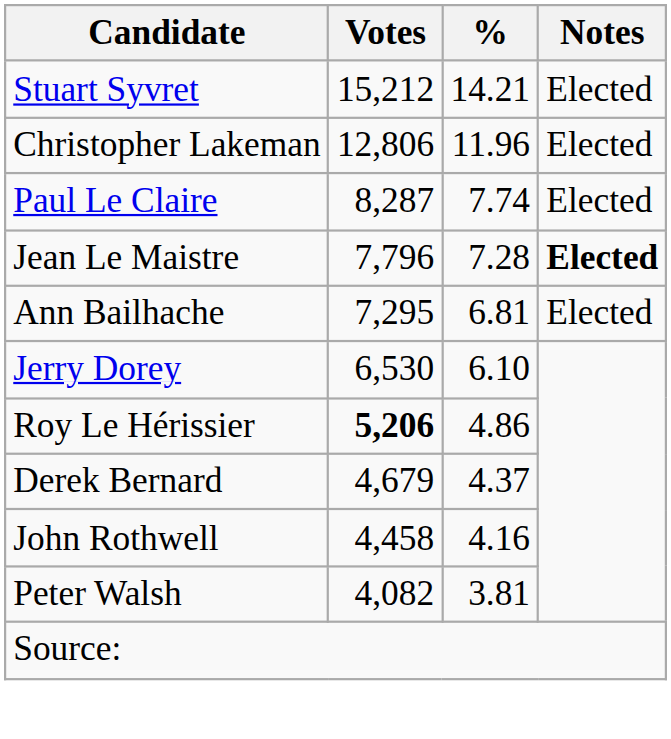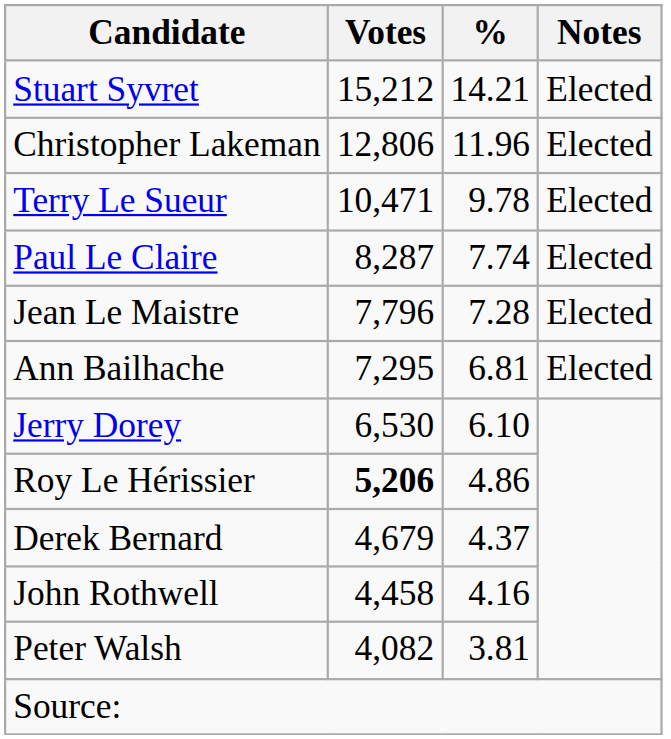+ row: (120, 200)
(602, 256) bold -> (599, 312) normal
